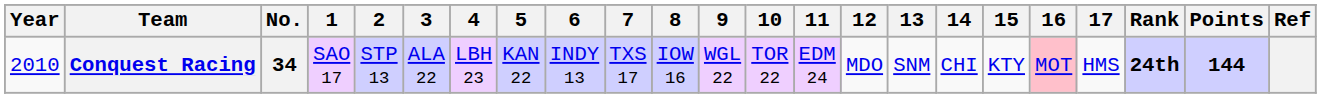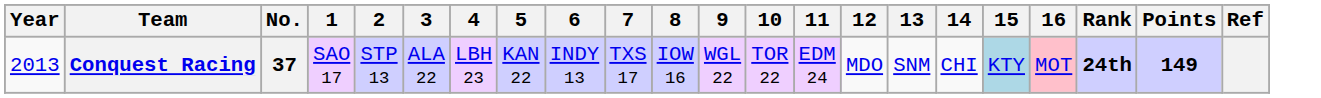- column: (1101, 21)
(35, 65) 2010 -> (35, 65) 2013
(284, 65) 34 -> (284, 65) 37
(1006, 65) no background -> (1006, 65) lightblue background
(1227, 65) 144 -> (1179, 65) 149
